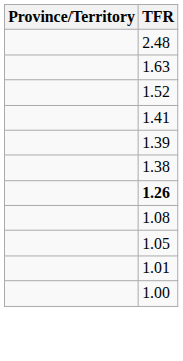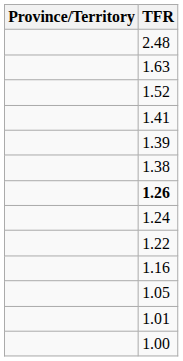+ row: (156, 218)
+ row: (156, 243)
+ row: (156, 268)
- row: (156, 218)
